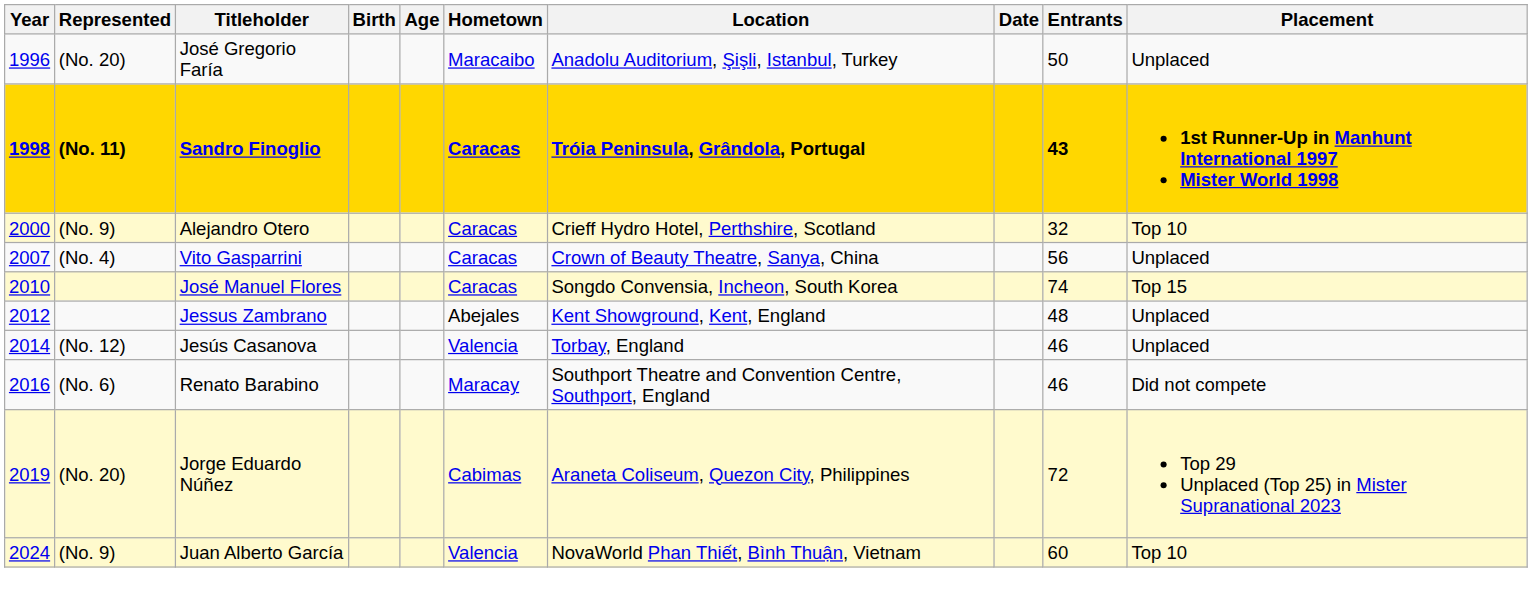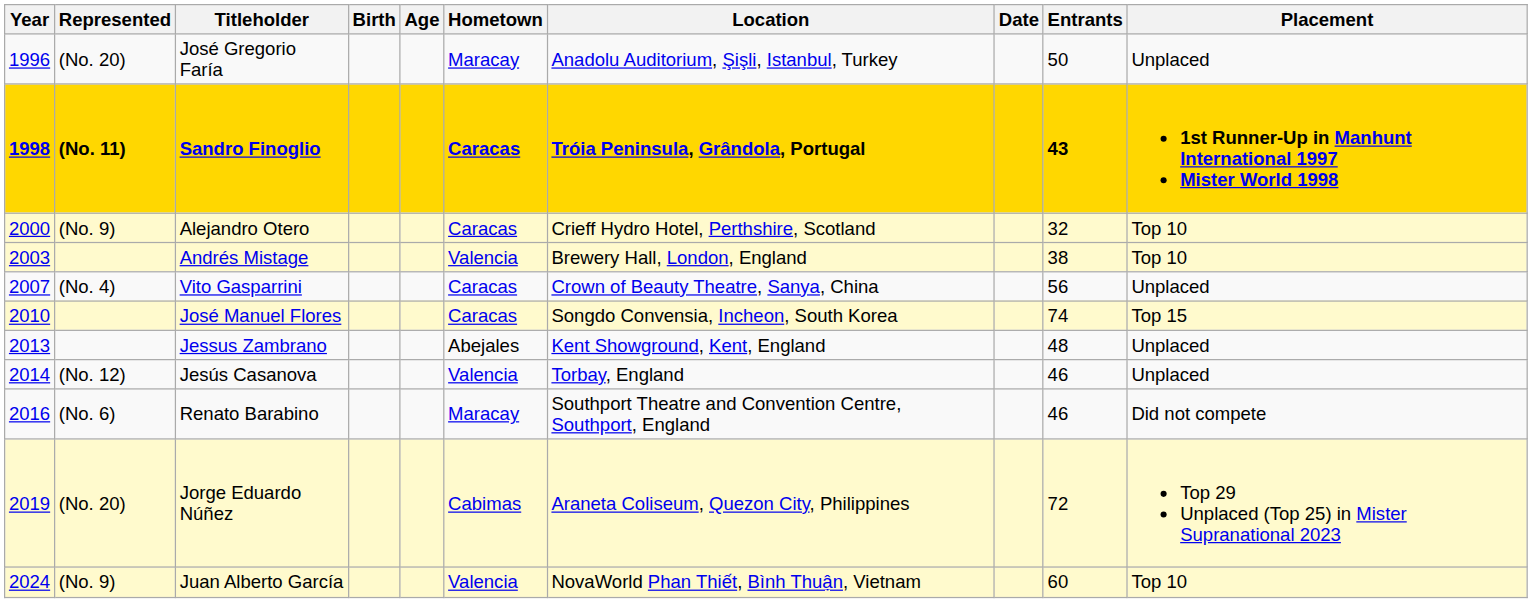(491, 59) Maracaibo -> (484, 59) Maracay
+ row: (244, 257)
(30, 316) 2012 -> (30, 345) 2013
